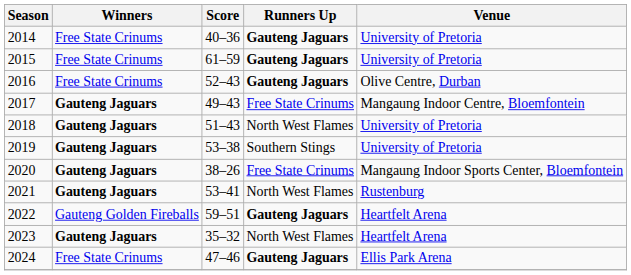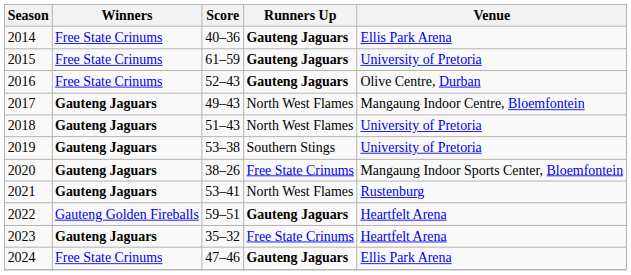(421, 37) University of Pretoria -> (406, 37) Ellis Park Arena
(300, 103) Free State Crinums -> (300, 103) North West Flames
(300, 236) North West Flames -> (300, 236) Free State Crinums
